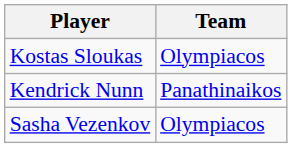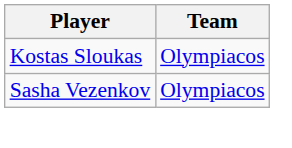- row: (77, 90)
